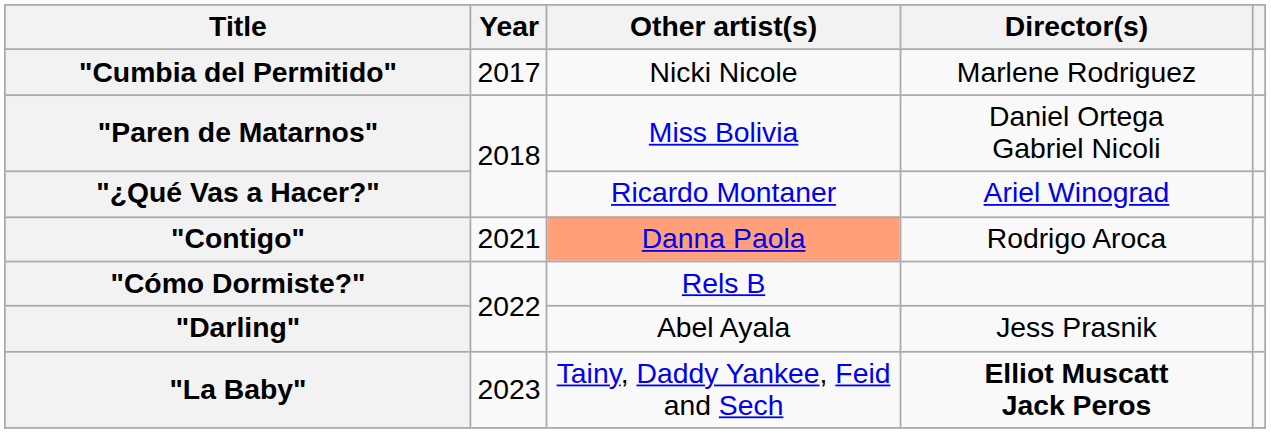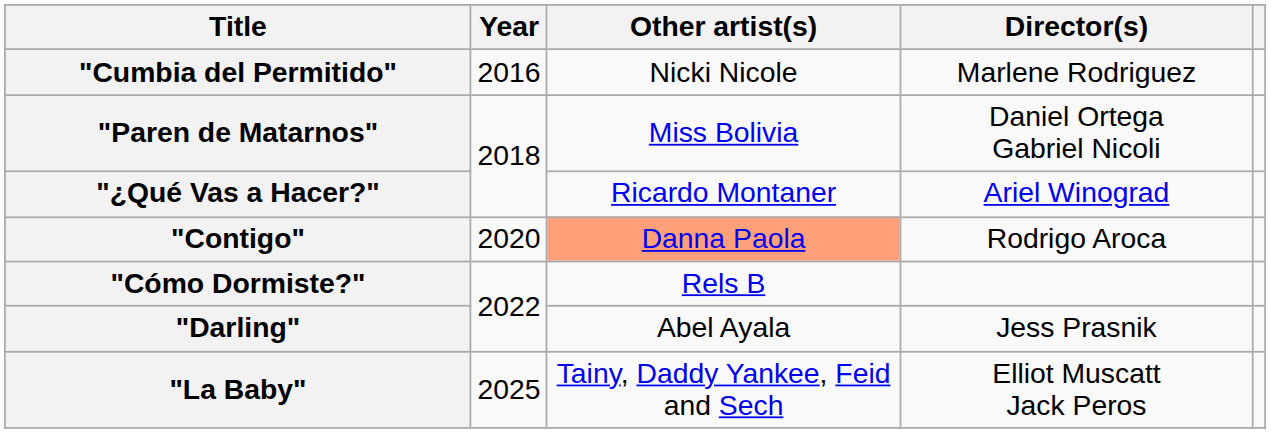(509, 71) 2017 -> (509, 71) 2016
(509, 238) 2021 -> (509, 238) 2020
(509, 389) 2023 -> (509, 389) 2025
(1076, 389) bold -> (1076, 389) normal
